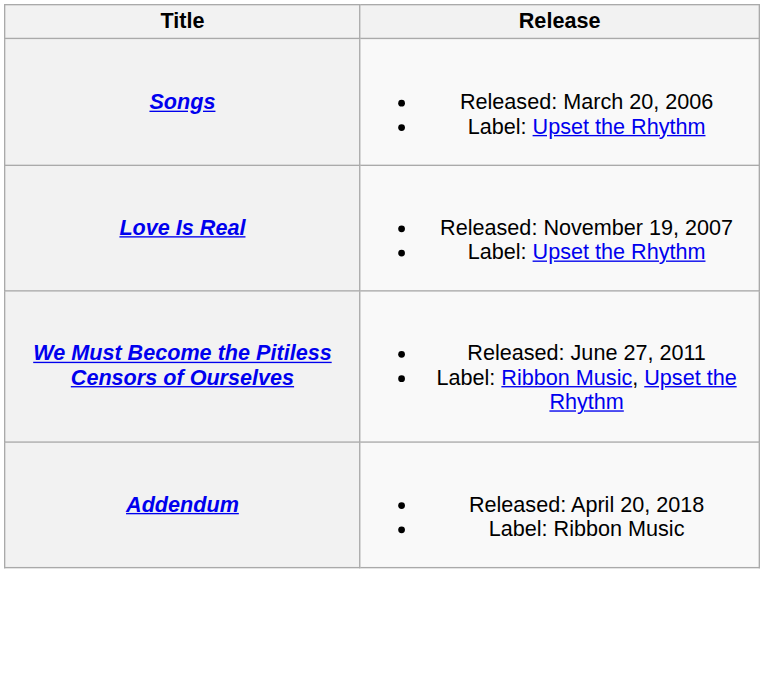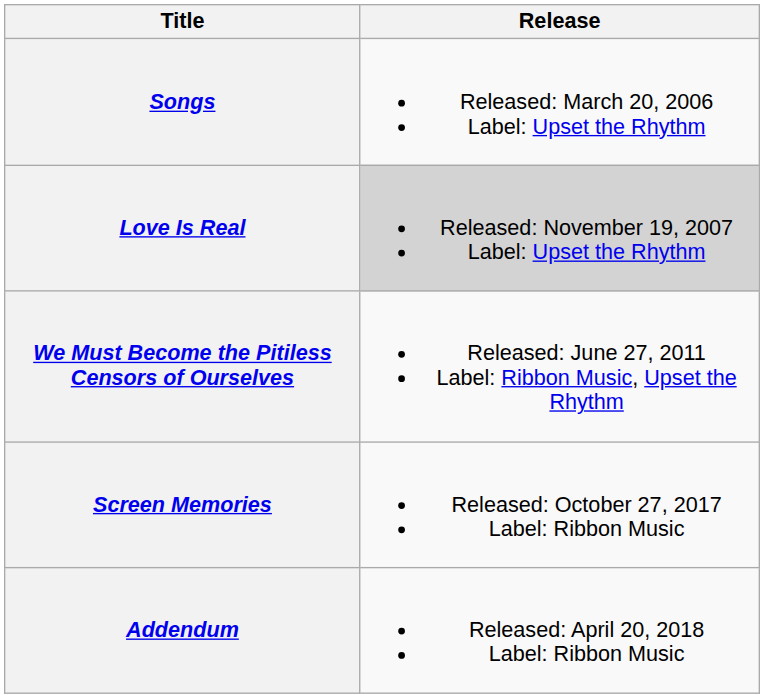(560, 240) no background -> (560, 240) lightgrey background
+ row: (182, 504)
